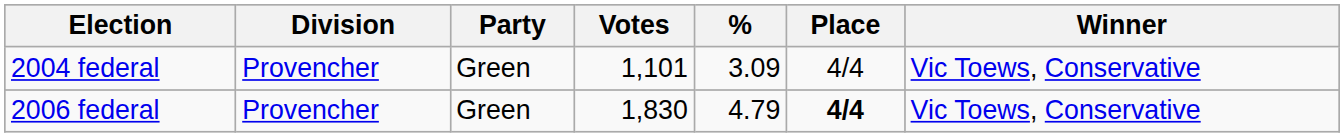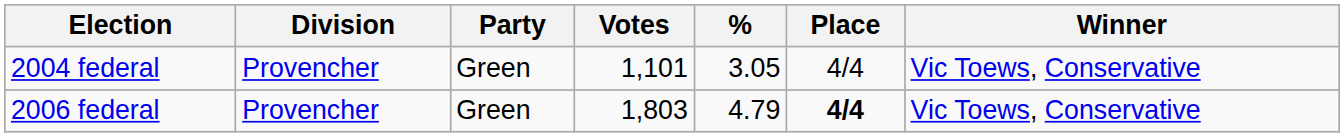(754, 68) 3.09 -> (754, 68) 3.05
(654, 110) 1,830 -> (654, 110) 1,803
